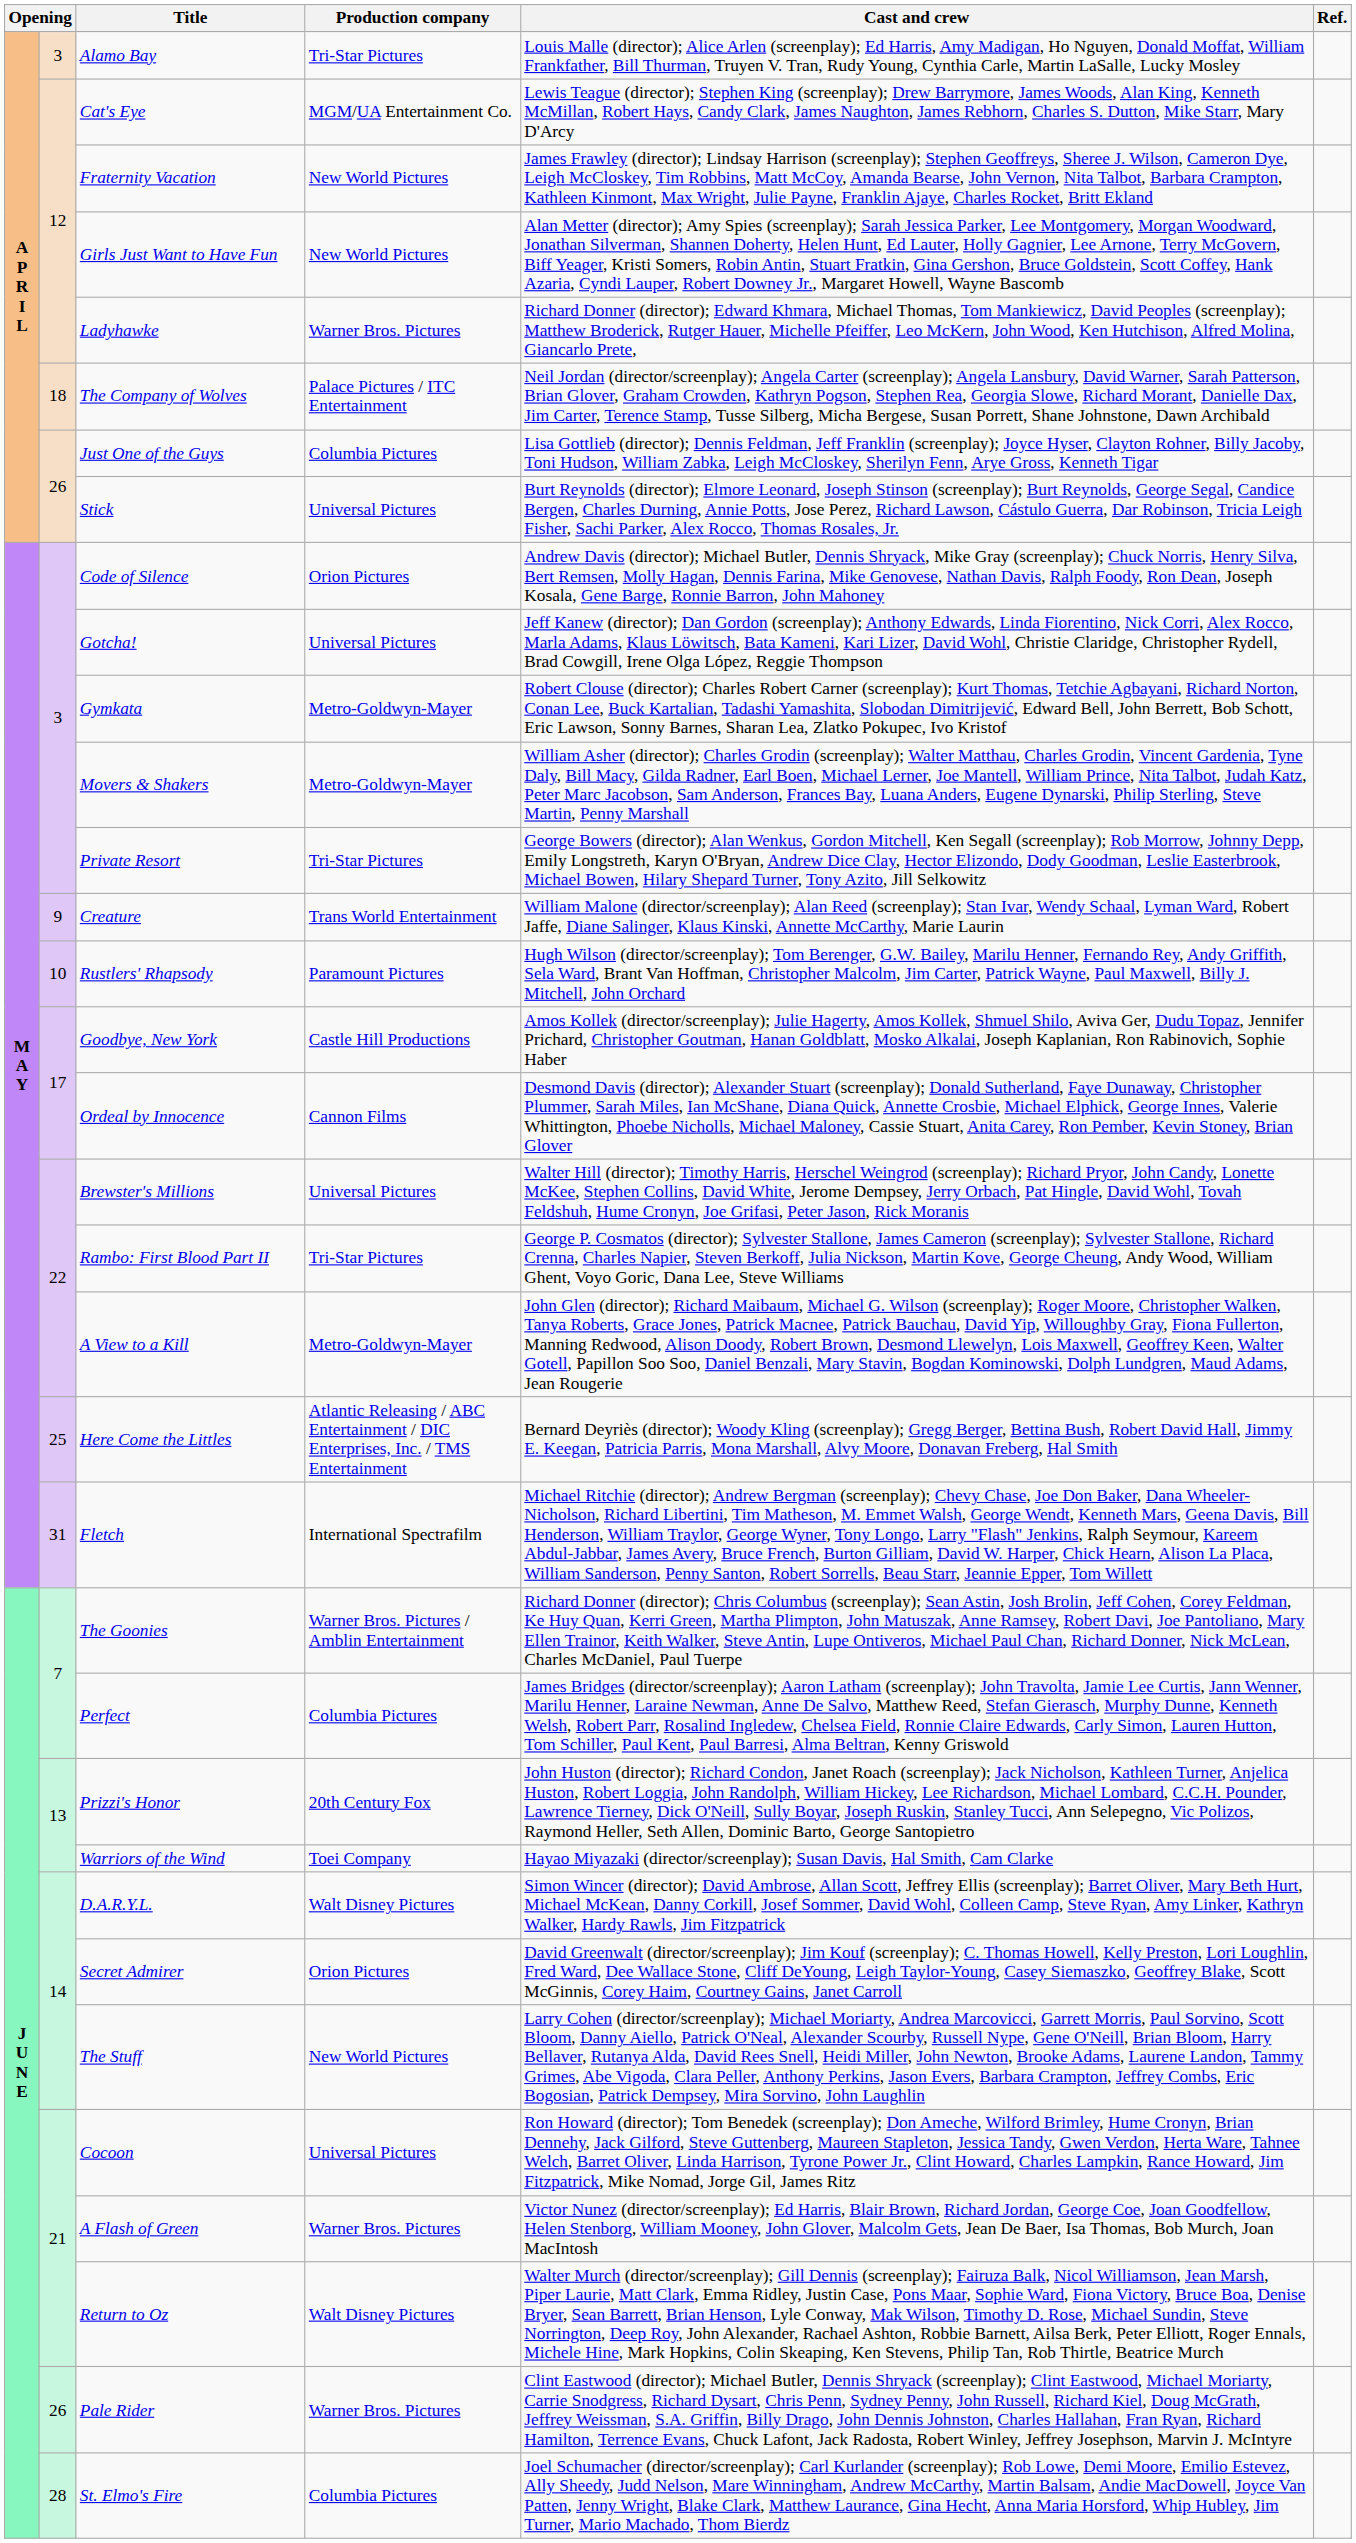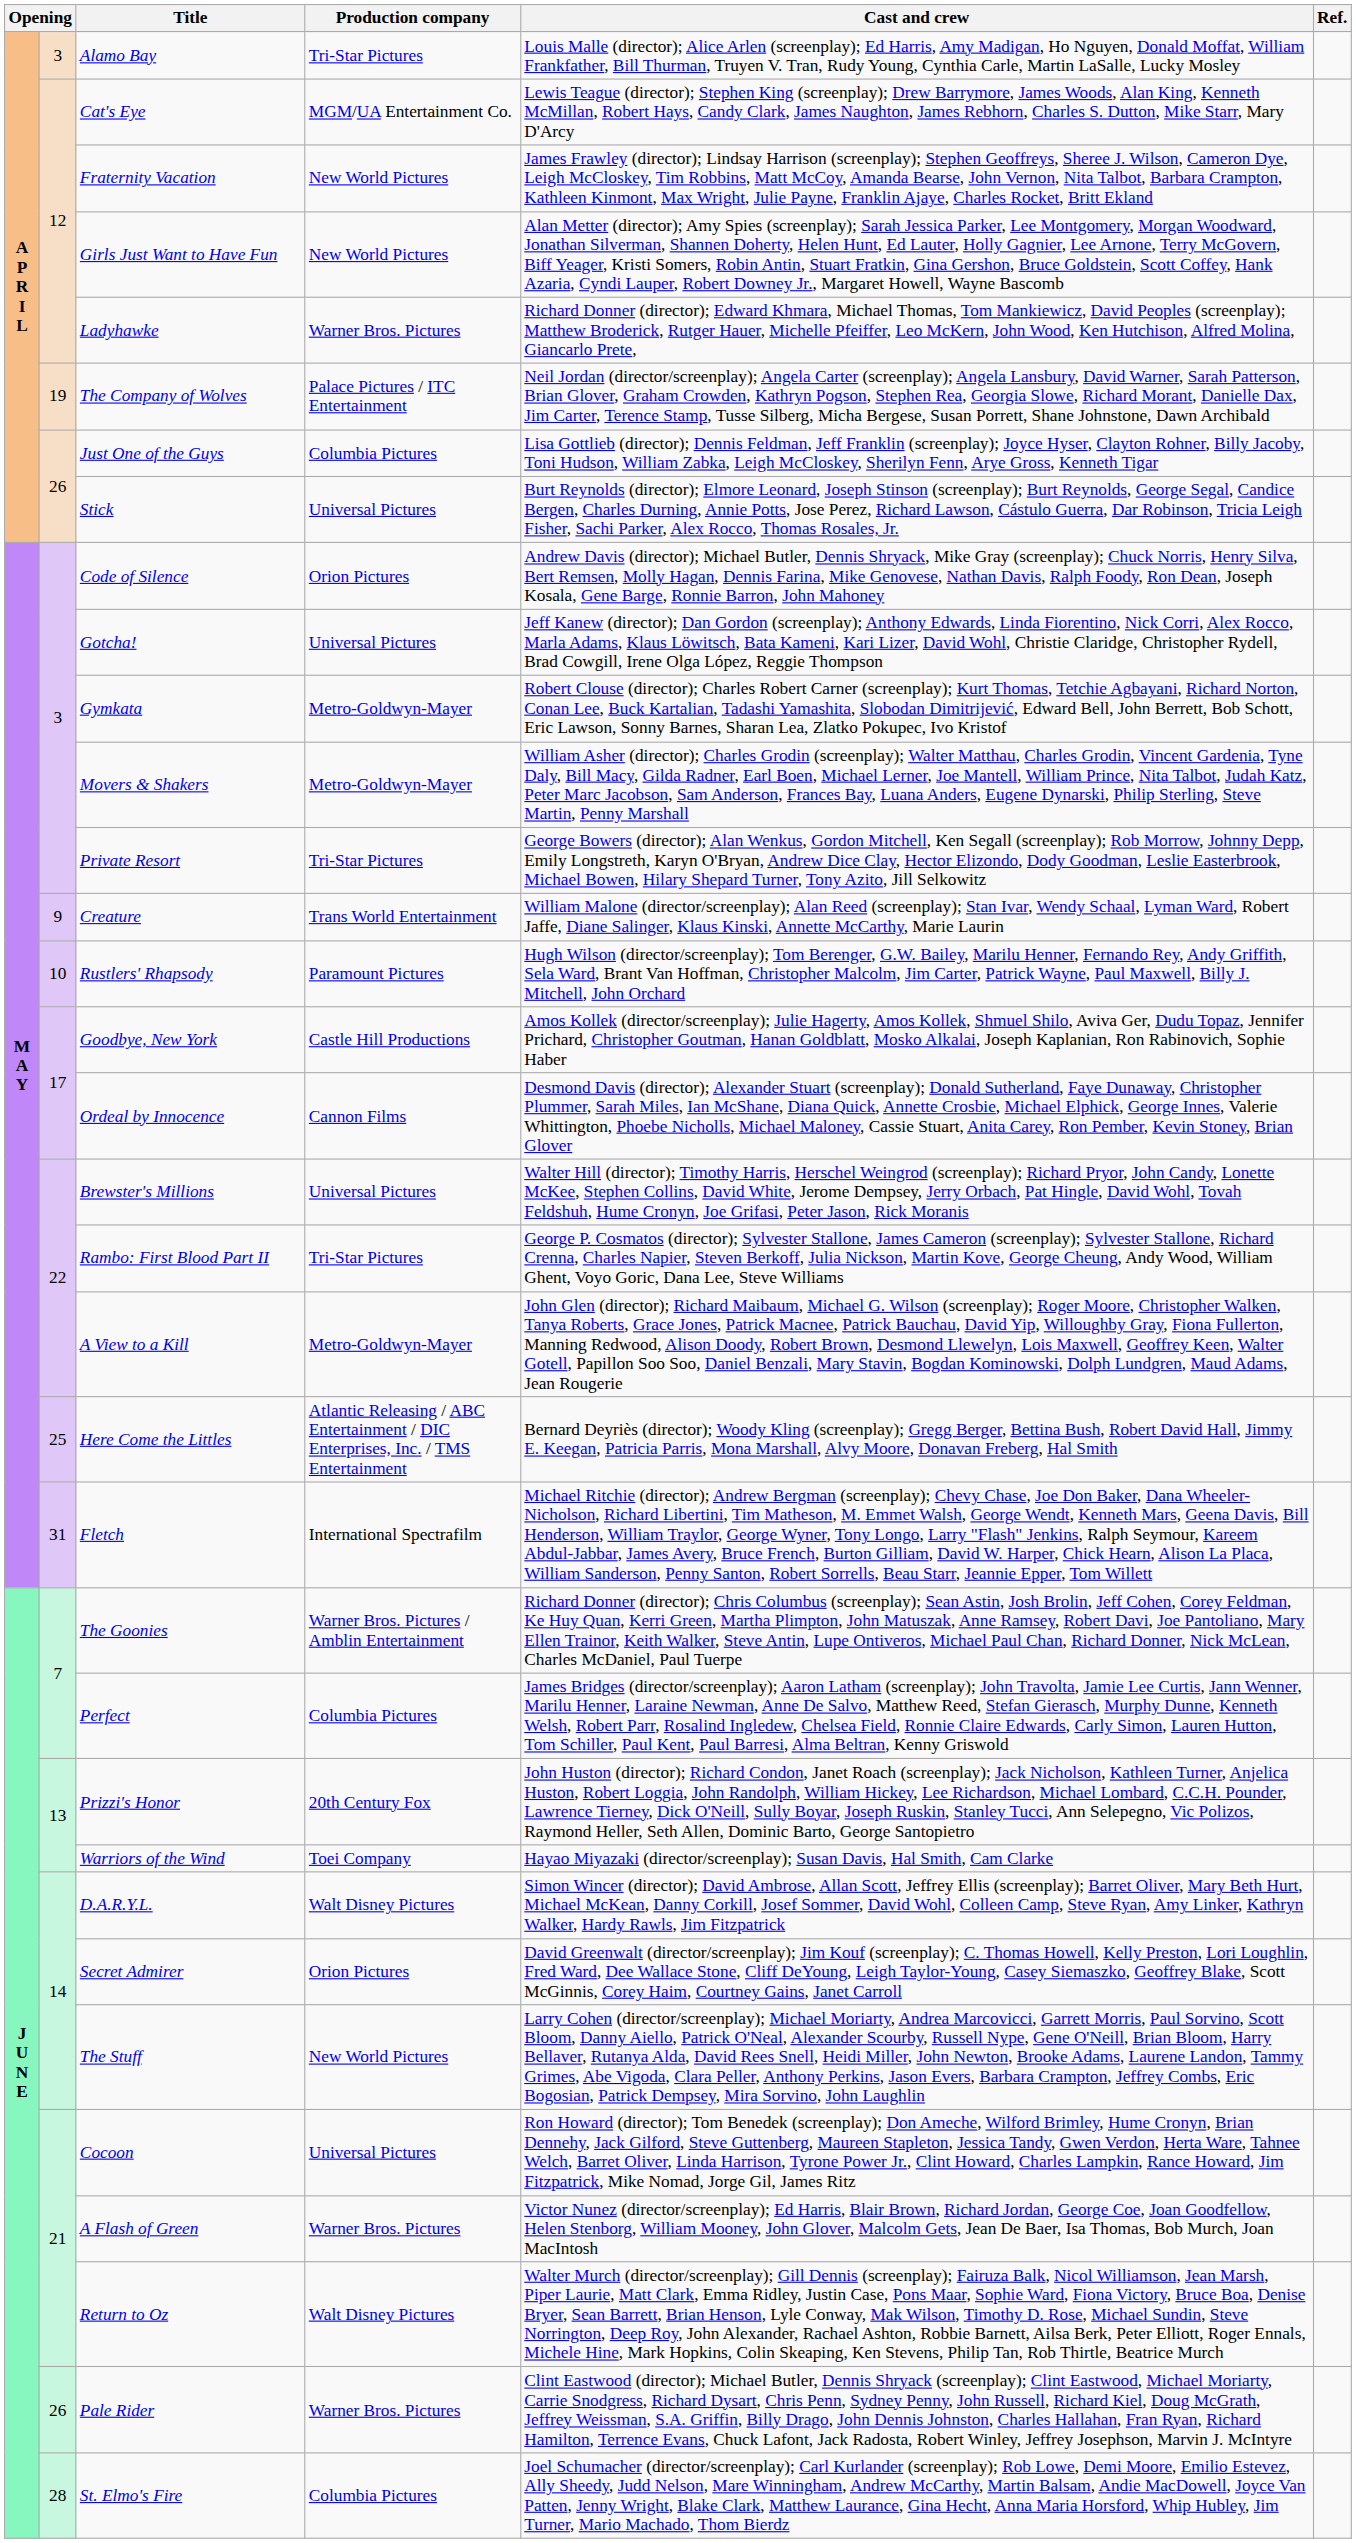(58, 396) 18 -> (58, 396) 19
